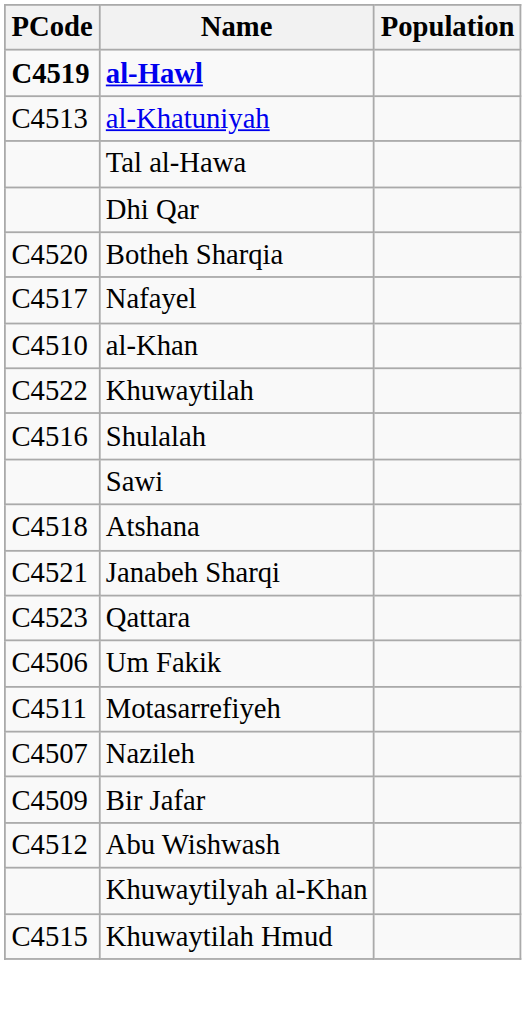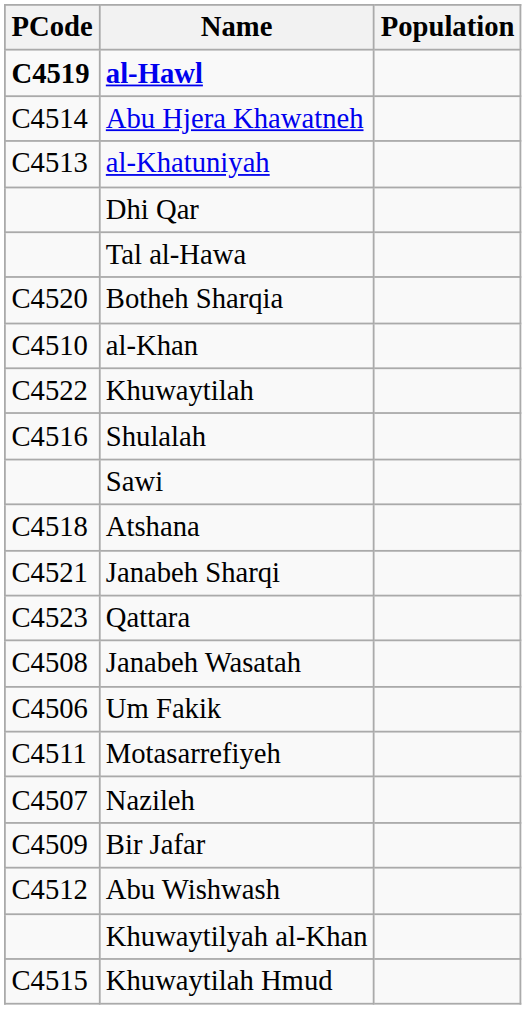+ row: (235, 118)
rows swapped: (176, 163) <-> (152, 208)
- row: (151, 299)
+ row: (203, 663)
